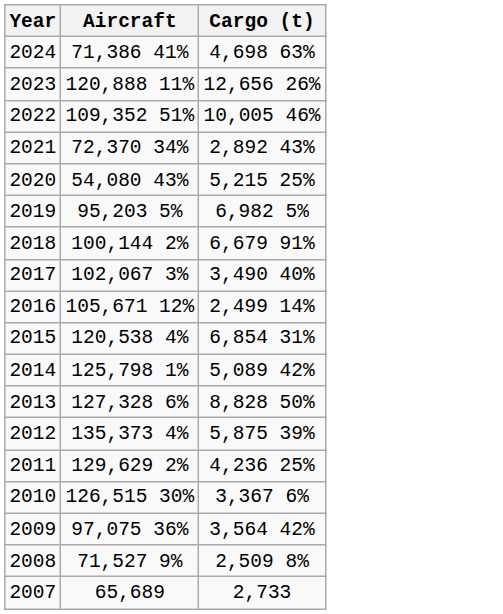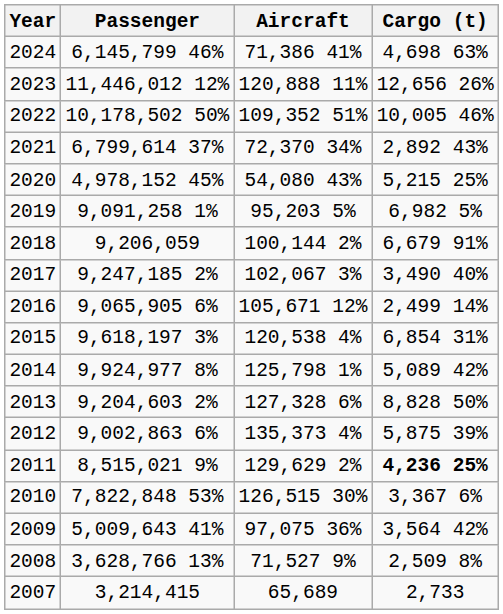+ column: (147, 21)
(262, 466) normal -> (435, 466) bold
